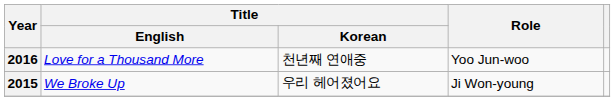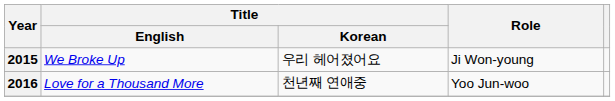rows swapped: (23, 83) <-> (23, 59)
